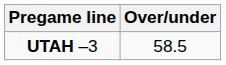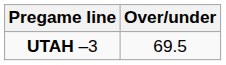(170, 45) 58.5 -> (170, 45) 69.5
